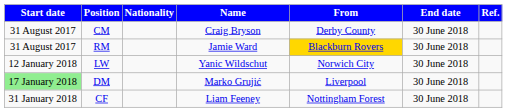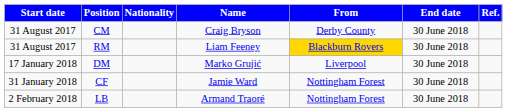(233, 47) Jamie Ward -> (233, 47) Liam Feeney
- row: (102, 64)
(43, 81) lightgreen background -> (43, 64) no background
(233, 98) Liam Feeney -> (233, 81) Jamie Ward
+ row: (102, 98)
